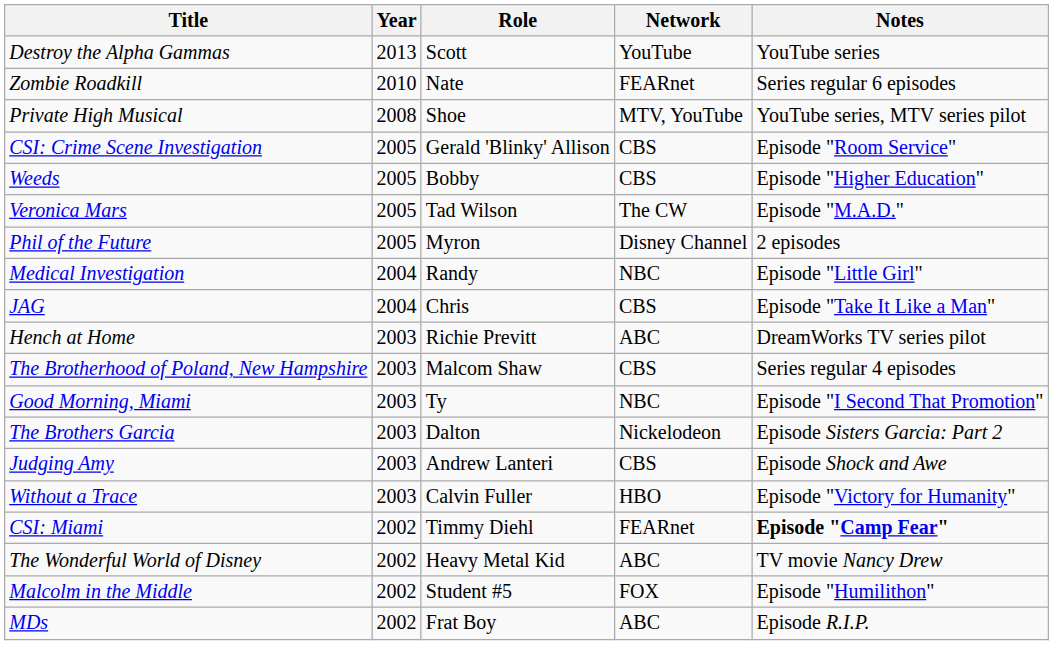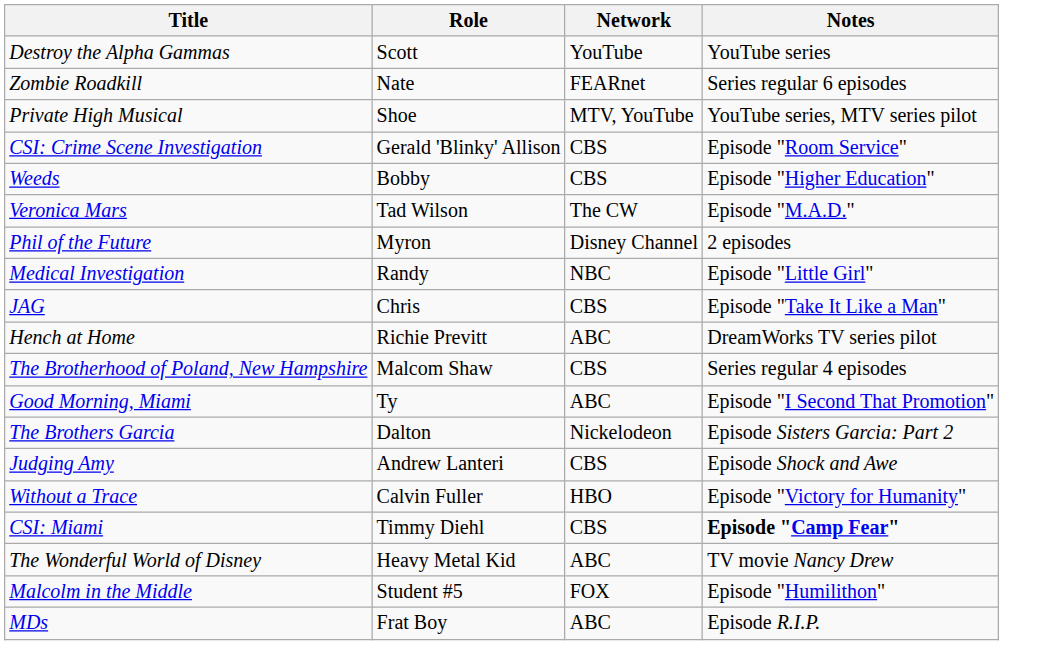- column: (397, 20)
(639, 400) NBC -> (590, 400) ABC
(657, 527) FEARnet -> (589, 527) CBS
